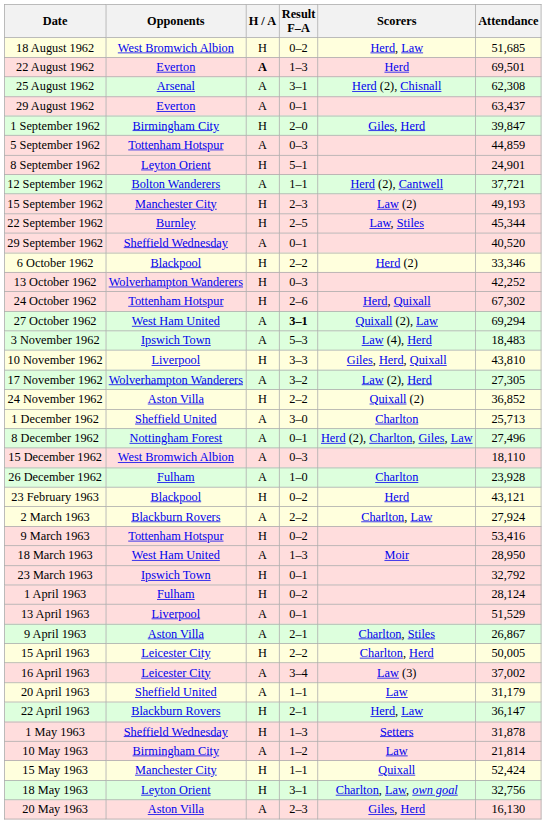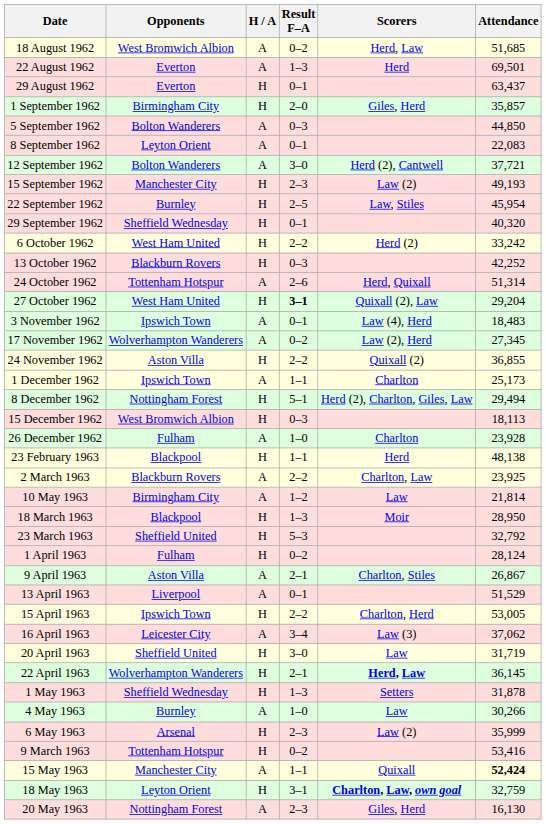(262, 47) H -> (262, 47) A
(262, 67) bold -> (262, 67) normal
- row: (55, 86)
(262, 106) A -> (262, 86) H
(508, 125) 39,847 -> (508, 106) 35,857
(176, 145) Tottenham Hotspur -> (176, 125) Bolton Wanderers
(508, 145) 44,859 -> (508, 125) 44,850
(262, 164) H -> (262, 145) A
(299, 164) 5–1 -> (299, 145) 0–1
(508, 164) 24,901 -> (508, 145) 22,083
(299, 184) 1–1 -> (299, 164) 3–0
(508, 223) 45,344 -> (508, 203) 45,954
(262, 243) A -> (262, 223) H
(508, 243) 40,520 -> (508, 223) 40,320
(176, 262) Blackpool -> (176, 243) West Ham United
(508, 262) 33,346 -> (508, 243) 33,242
(176, 282) Wolverhampton Wanderers -> (176, 262) Blackburn Rovers
(262, 301) H -> (262, 282) A
(508, 301) 67,302 -> (508, 282) 51,314
(262, 321) A -> (262, 301) H
(508, 321) 69,294 -> (508, 301) 29,204
(299, 340) 5–3 -> (299, 321) 0–1
- row: (55, 360)
(299, 379) 3–2 -> (299, 340) 0–2
(508, 379) 27,305 -> (508, 340) 27,345
(508, 399) 36,852 -> (508, 360) 36,855
(176, 418) Sheffield United -> (176, 379) Ipswich Town
(299, 418) 3–0 -> (299, 379) 1–1
(508, 418) 25,713 -> (508, 379) 25,173
(262, 438) A -> (262, 399) H
(299, 438) 0–1 -> (299, 399) 5–1
(508, 438) 27,496 -> (508, 399) 29,494
(262, 457) A -> (262, 418) H
(508, 457) 18,110 -> (508, 418) 18,113
(299, 497) 0–2 -> (299, 457) 1–1
(508, 497) 43,121 -> (508, 457) 48,138
(508, 516) 27,924 -> (508, 477) 23,925
rows swapped: (55, 536) <-> (55, 751)
(176, 555) West Ham United -> (176, 516) Blackpool
(262, 555) A -> (262, 516) H
(176, 575) Ipswich Town -> (176, 536) Sheffield United
(299, 575) 0–1 -> (299, 536) 5–3
rows swapped: (55, 633) <-> (55, 614)
(176, 653) Leicester City -> (176, 614) Ipswich Town
(508, 653) 50,005 -> (508, 614) 53,005
(508, 672) 37,002 -> (508, 633) 37,062
(262, 692) A -> (262, 653) H
(299, 692) 1–1 -> (299, 653) 3–0
(508, 692) 31,179 -> (508, 653) 31,719
(176, 711) Blackburn Rovers -> (176, 672) Wolverhampton Wanderers
(397, 711) normal -> (397, 672) bold
(508, 711) 36,147 -> (508, 672) 36,145
+ row: (55, 711)
+ row: (55, 731)
(262, 770) H -> (262, 770) A
(508, 770) normal -> (508, 770) bold
(397, 790) normal -> (397, 790) bold
(508, 790) 32,756 -> (508, 790) 32,759
(176, 809) Aston Villa -> (176, 809) Nottingham Forest
